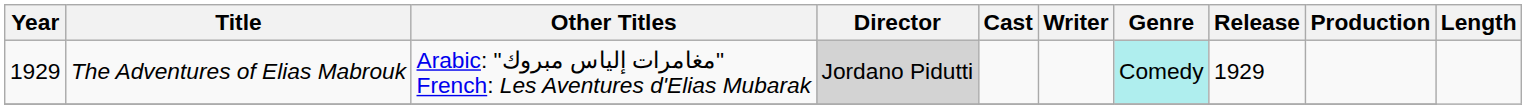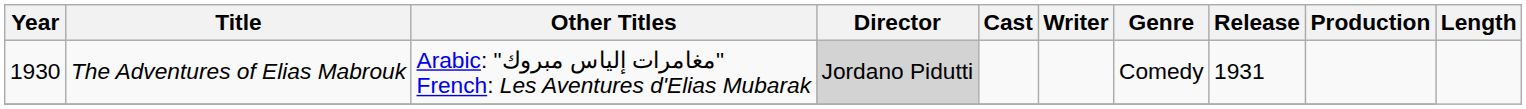(35, 72) 1929 -> (35, 72) 1930
(1161, 72) paleturquoise background -> (1161, 72) no background
(1239, 72) 1929 -> (1239, 72) 1931
